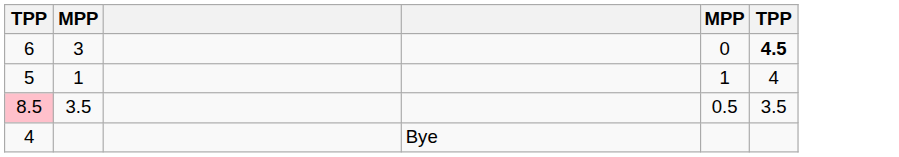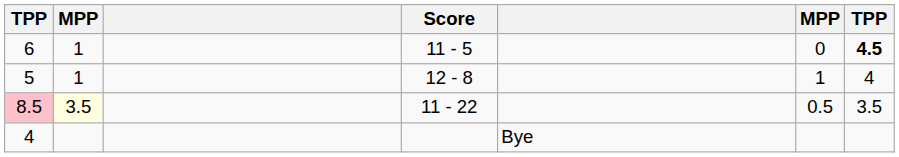+ column: (449, 19)
(78, 48) 3 -> (78, 48) 1
(78, 107) no background -> (78, 107) lightyellow background
